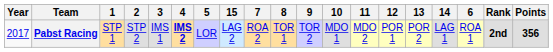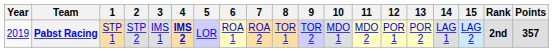columns swapped: (470, 12) <-> (232, 12)
(18, 33) 2017 -> (18, 33) 2019
(531, 33) 356 -> (531, 33) 357
